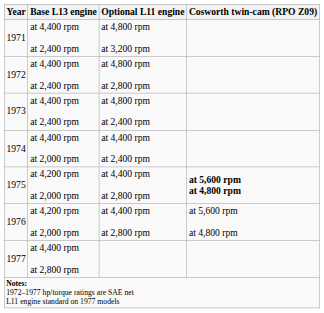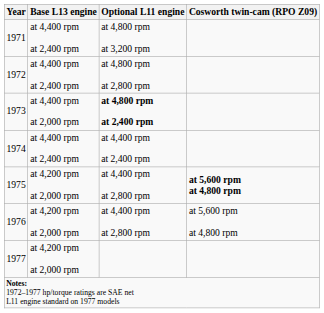(55, 111) at 4,400 rpm at 2,400 rpm -> (55, 111) at 4,400 rpm at 2,000 rpm
(126, 111) normal -> (127, 111) bold
(55, 148) at 4,400 rpm at 2,000 rpm -> (55, 148) at 4,400 rpm at 2,400 rpm
(55, 259) at 4,400 rpm at 2,800 rpm -> (55, 259) at 4,200 rpm at 2,000 rpm
